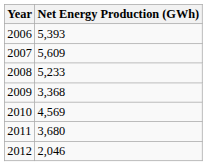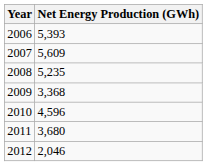(51, 72) 5,233 -> (51, 72) 5,235
(51, 111) 4,569 -> (51, 111) 4,596
